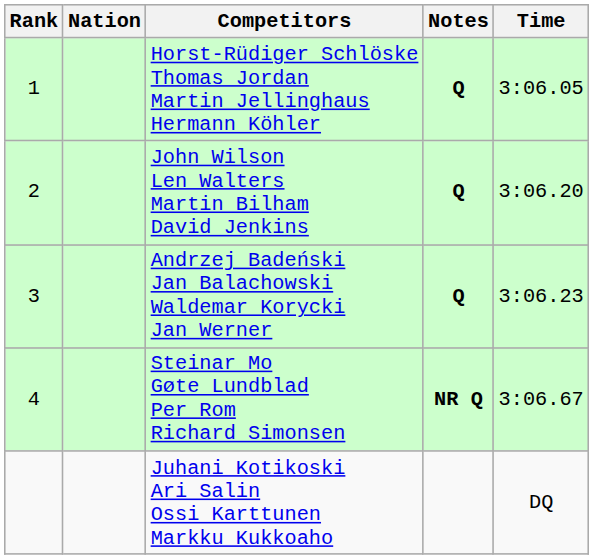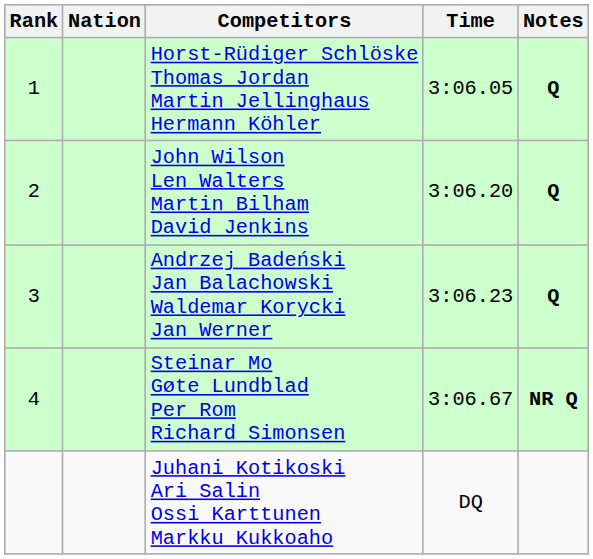columns swapped: (541, 21) <-> (458, 21)
